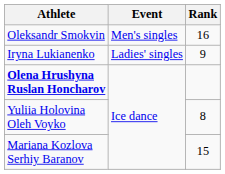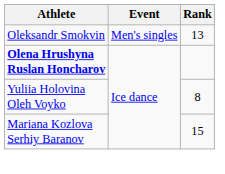(203, 35) 16 -> (197, 35) 13
- row: (51, 55)
